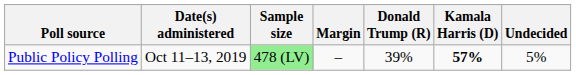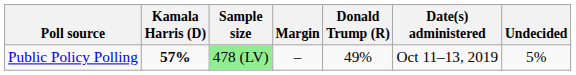columns swapped: (196, 25) <-> (468, 25)
(399, 57) 39% -> (358, 57) 49%
